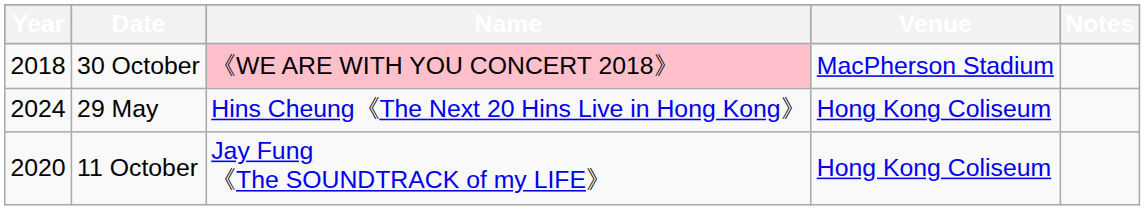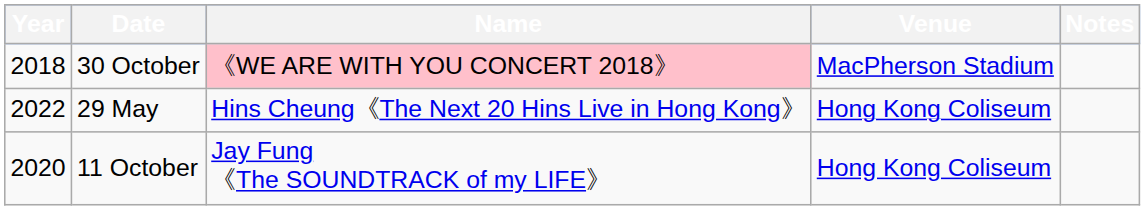(38, 109) 2024 -> (38, 109) 2022
